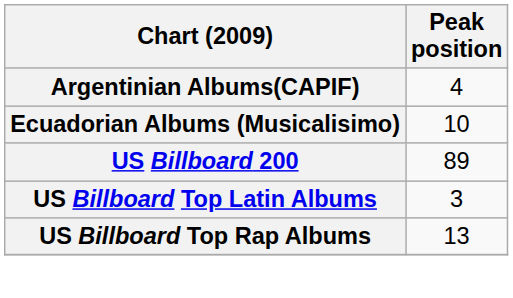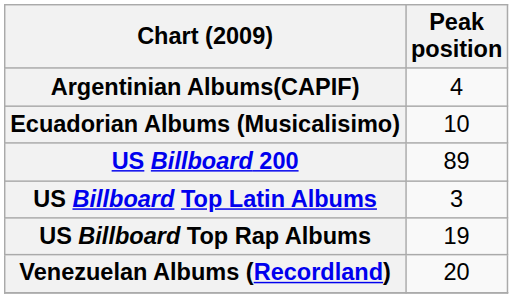(457, 236) 13 -> (457, 236) 19
+ row: (205, 273)
